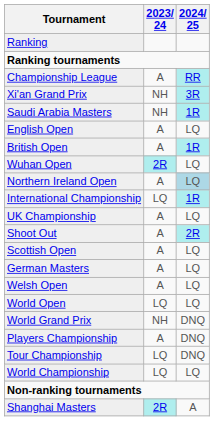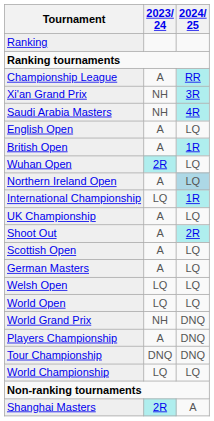(193, 112) 1R -> (193, 112) 4R
(160, 285) A -> (160, 285) LQ
(160, 355) LQ -> (160, 355) DNQ
